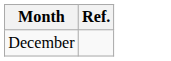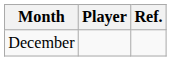+ column: (105, 17)
